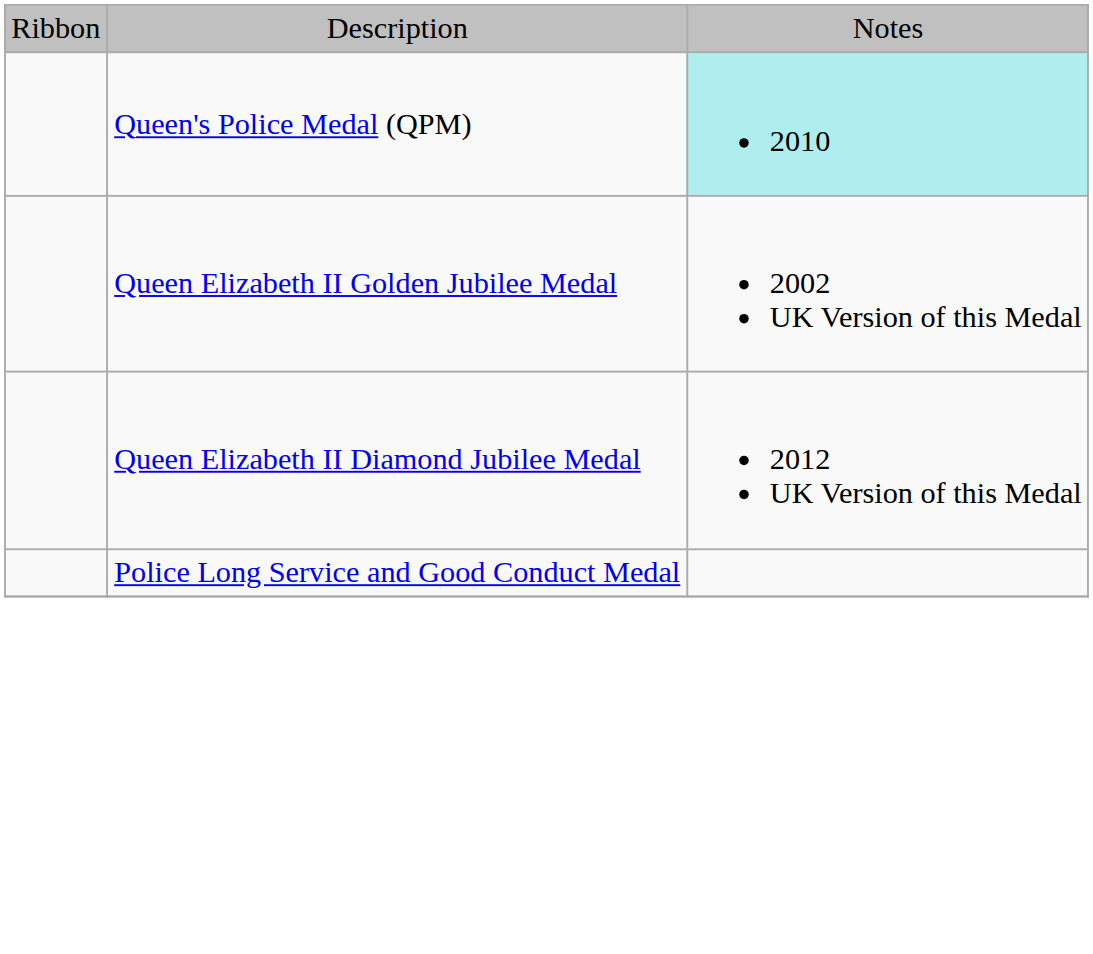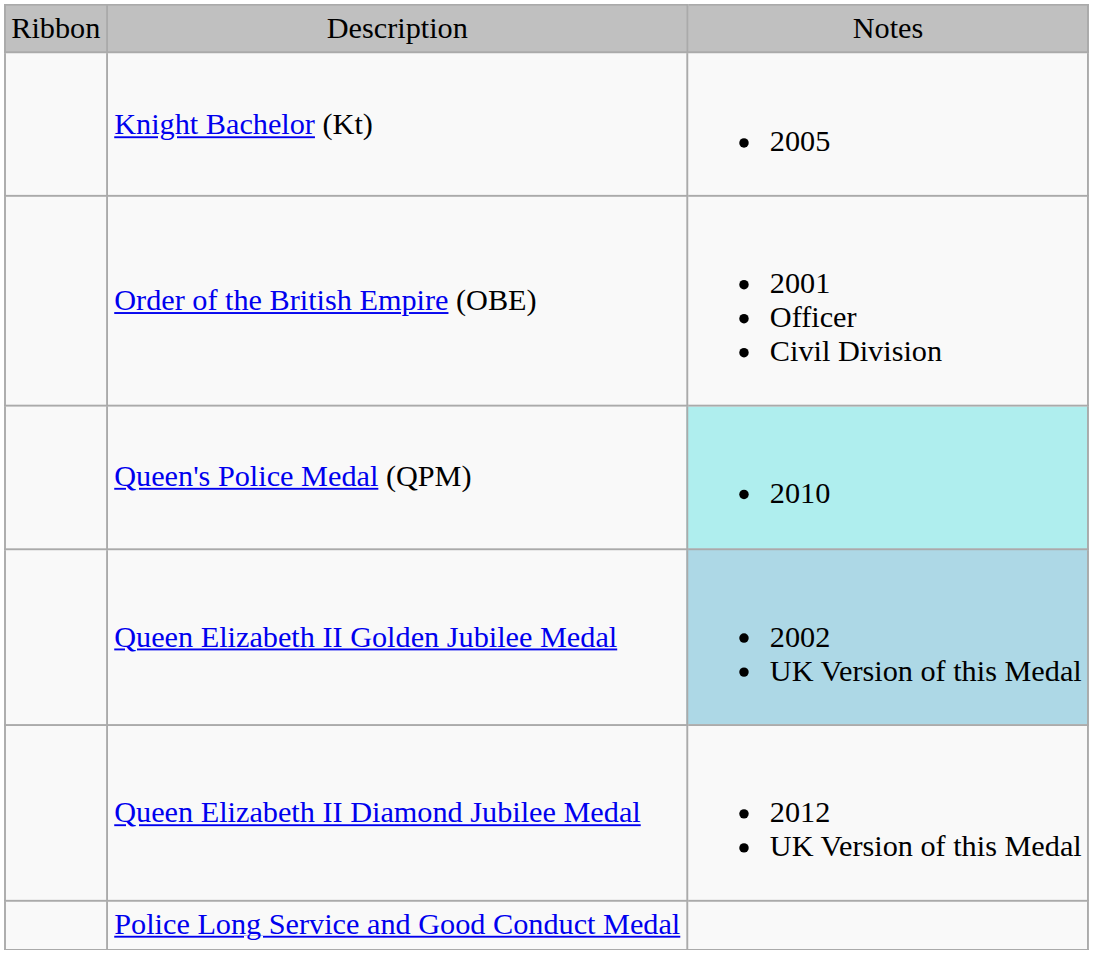+ row: (244, 123)
+ row: (325, 300)
(888, 301) no background -> (888, 654) lightblue background
